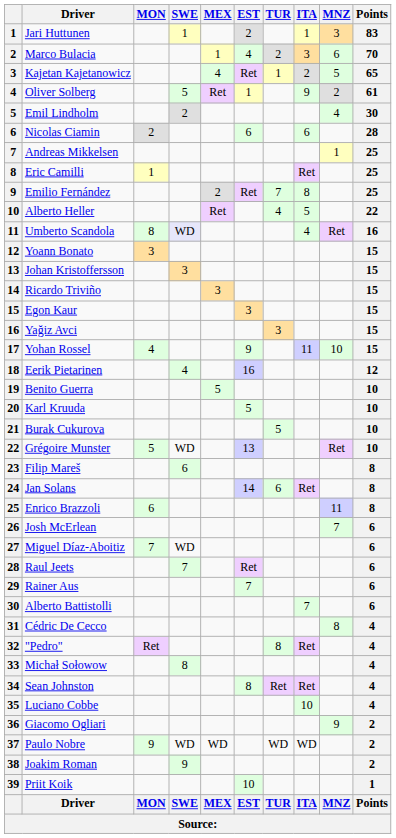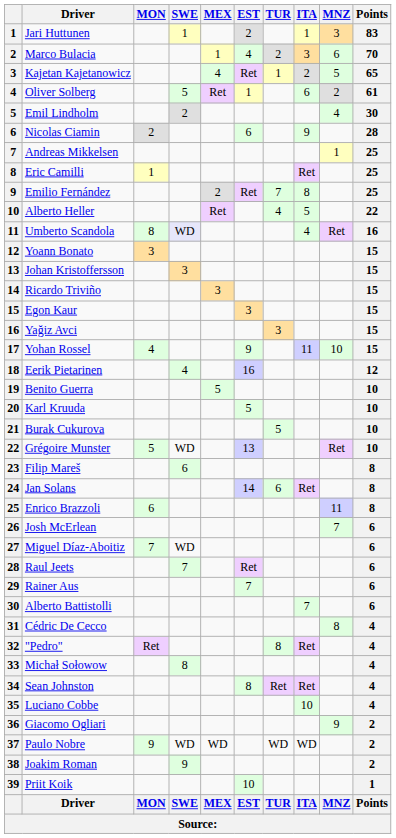(307, 92) 9 -> (307, 92) 6
(307, 132) 6 -> (307, 132) 9
